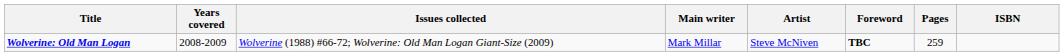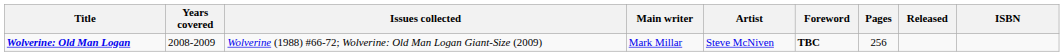+ column: (927, 19)
(935, 42) 259 -> (879, 42) 256
